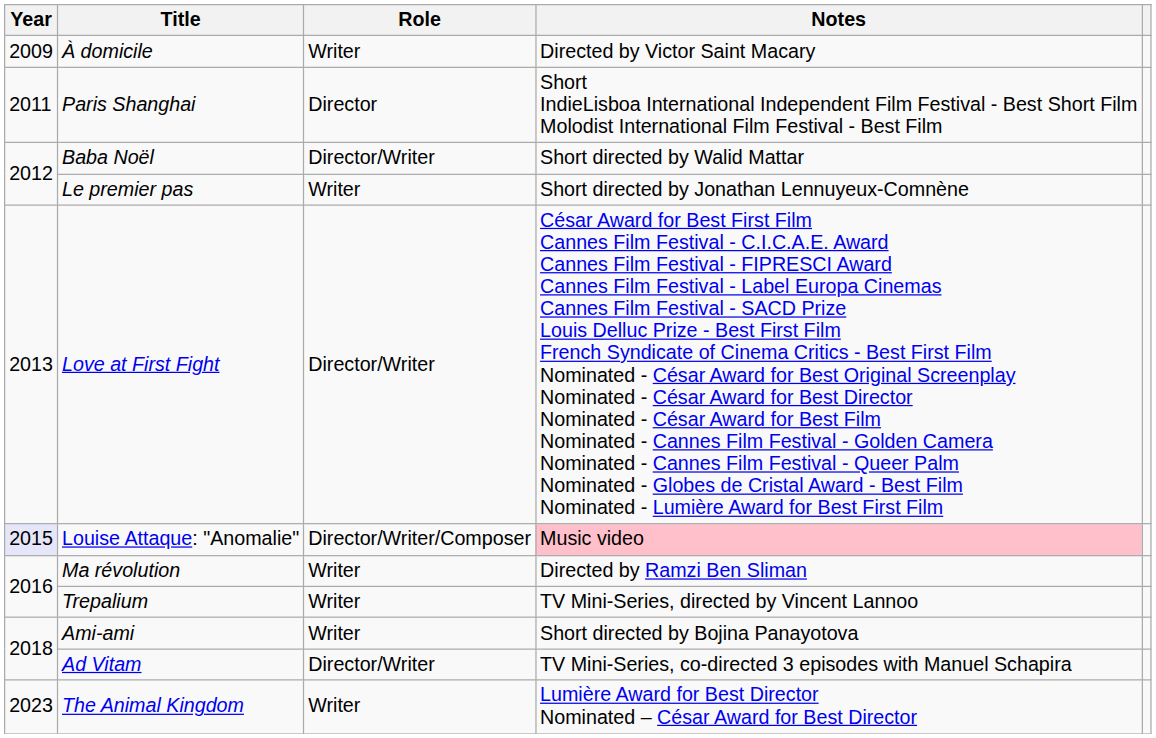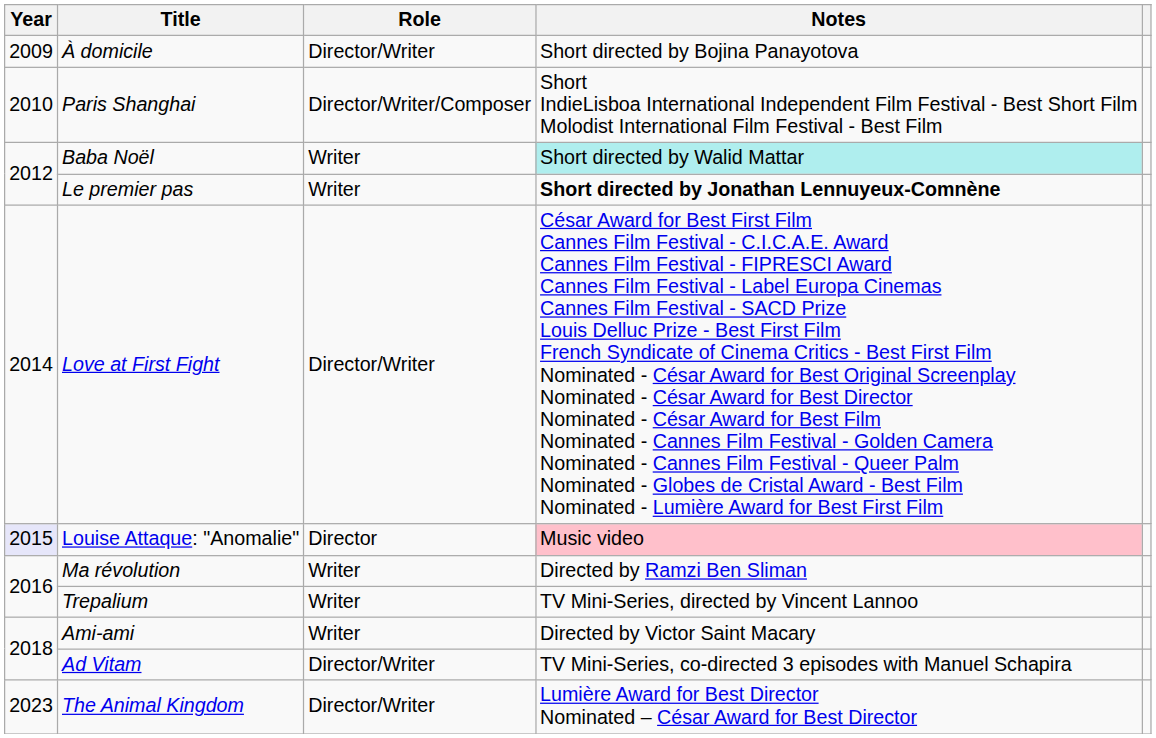(334, 51) Writer -> (371, 51) Director/Writer
(678, 51) Directed by Victor Saint Macary -> (699, 51) Short directed by Bojina Panayotova
(30, 104) 2011 -> (31, 104) 2010
(343, 104) Director -> (420, 104) Director/Writer/Composer
(371, 158) Director/Writer -> (334, 158) Writer
(672, 158) no background -> (672, 158) paleturquoise background
(754, 189) normal -> (770, 189) bold
(31, 364) 2013 -> (31, 364) 2014
(420, 539) Director/Writer/Composer -> (343, 539) Director
(699, 633) Short directed by Bojina Panayotova -> (678, 633) Directed by Victor Saint Macary
(334, 706) Writer -> (371, 706) Director/Writer
